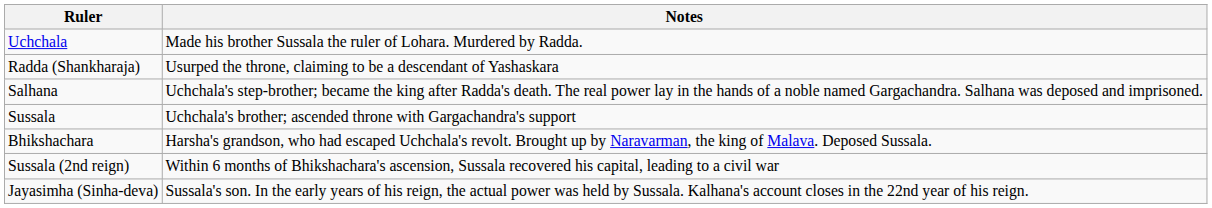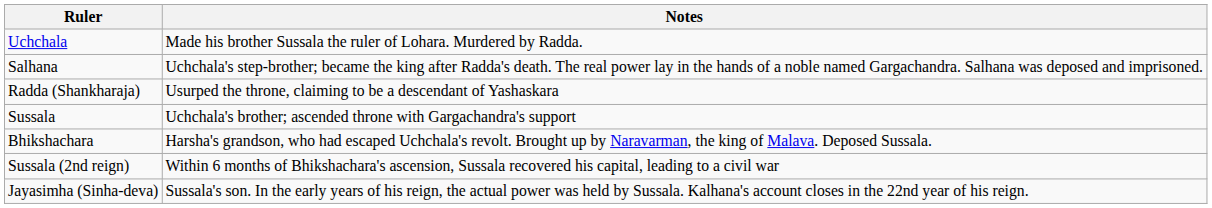rows swapped: (74, 66) <-> (33, 91)
